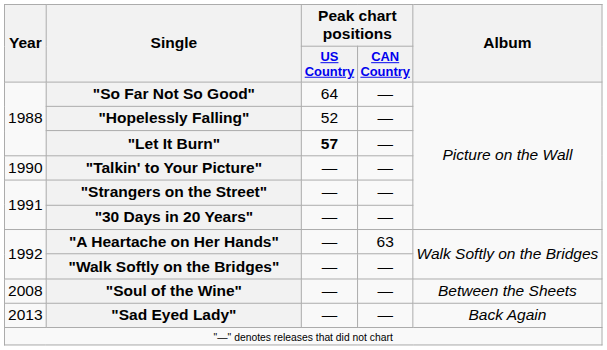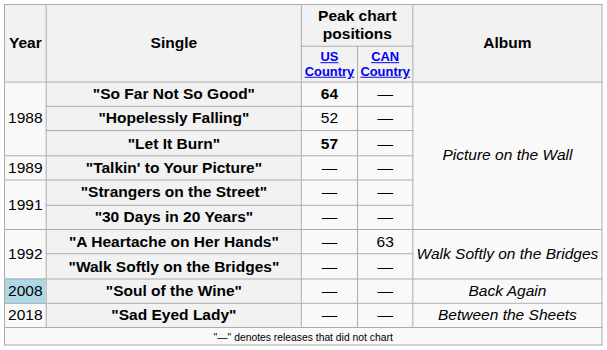(329, 94) normal -> (329, 94) bold
(25, 167) 1990 -> (25, 167) 1989
(25, 291) no background -> (25, 291) lightblue background
(507, 291) Between the Sheets -> (507, 291) Back Again
(25, 315) 2013 -> (25, 315) 2018
(507, 315) Back Again -> (507, 315) Between the Sheets
